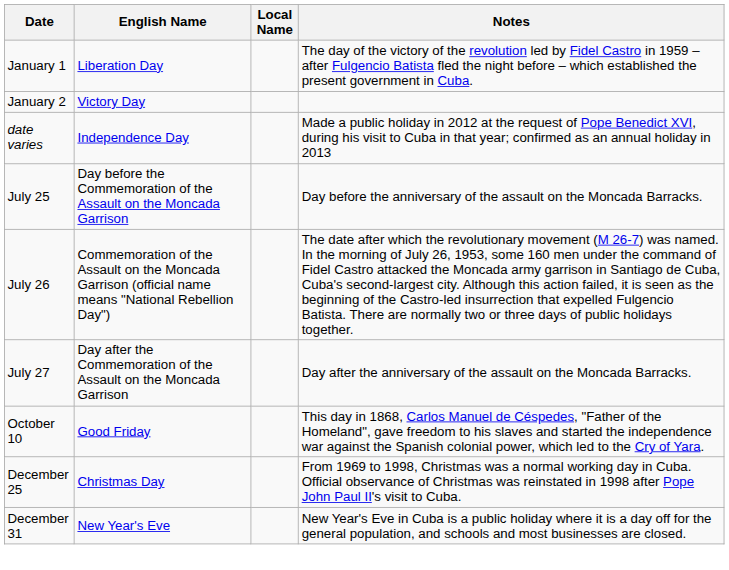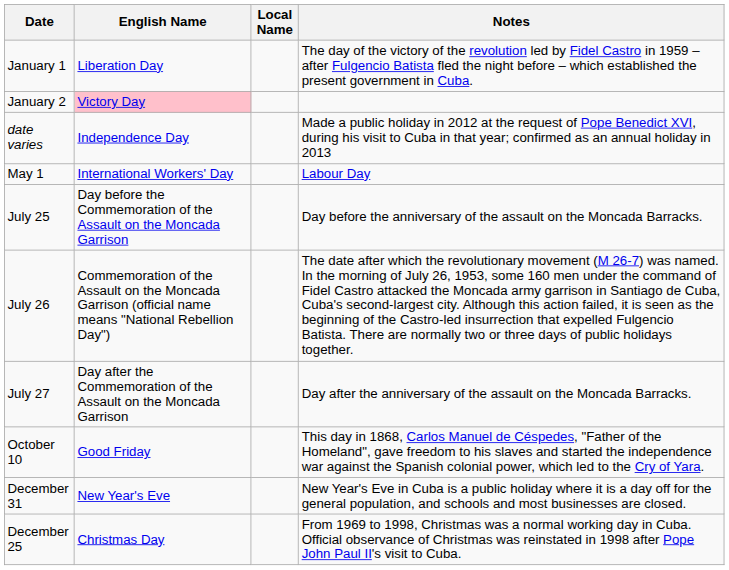(111, 101) no background -> (111, 101) pink background
+ row: (26, 173)
rows swapped: (38, 482) <-> (38, 525)
